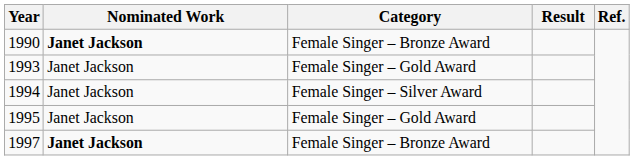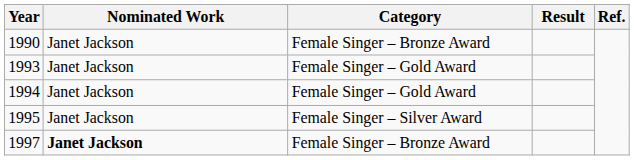(95, 42) bold -> (90, 42) normal
(387, 92) Female Singer – Silver Award -> (384, 92) Female Singer – Gold Award
(384, 117) Female Singer – Gold Award -> (387, 117) Female Singer – Silver Award
